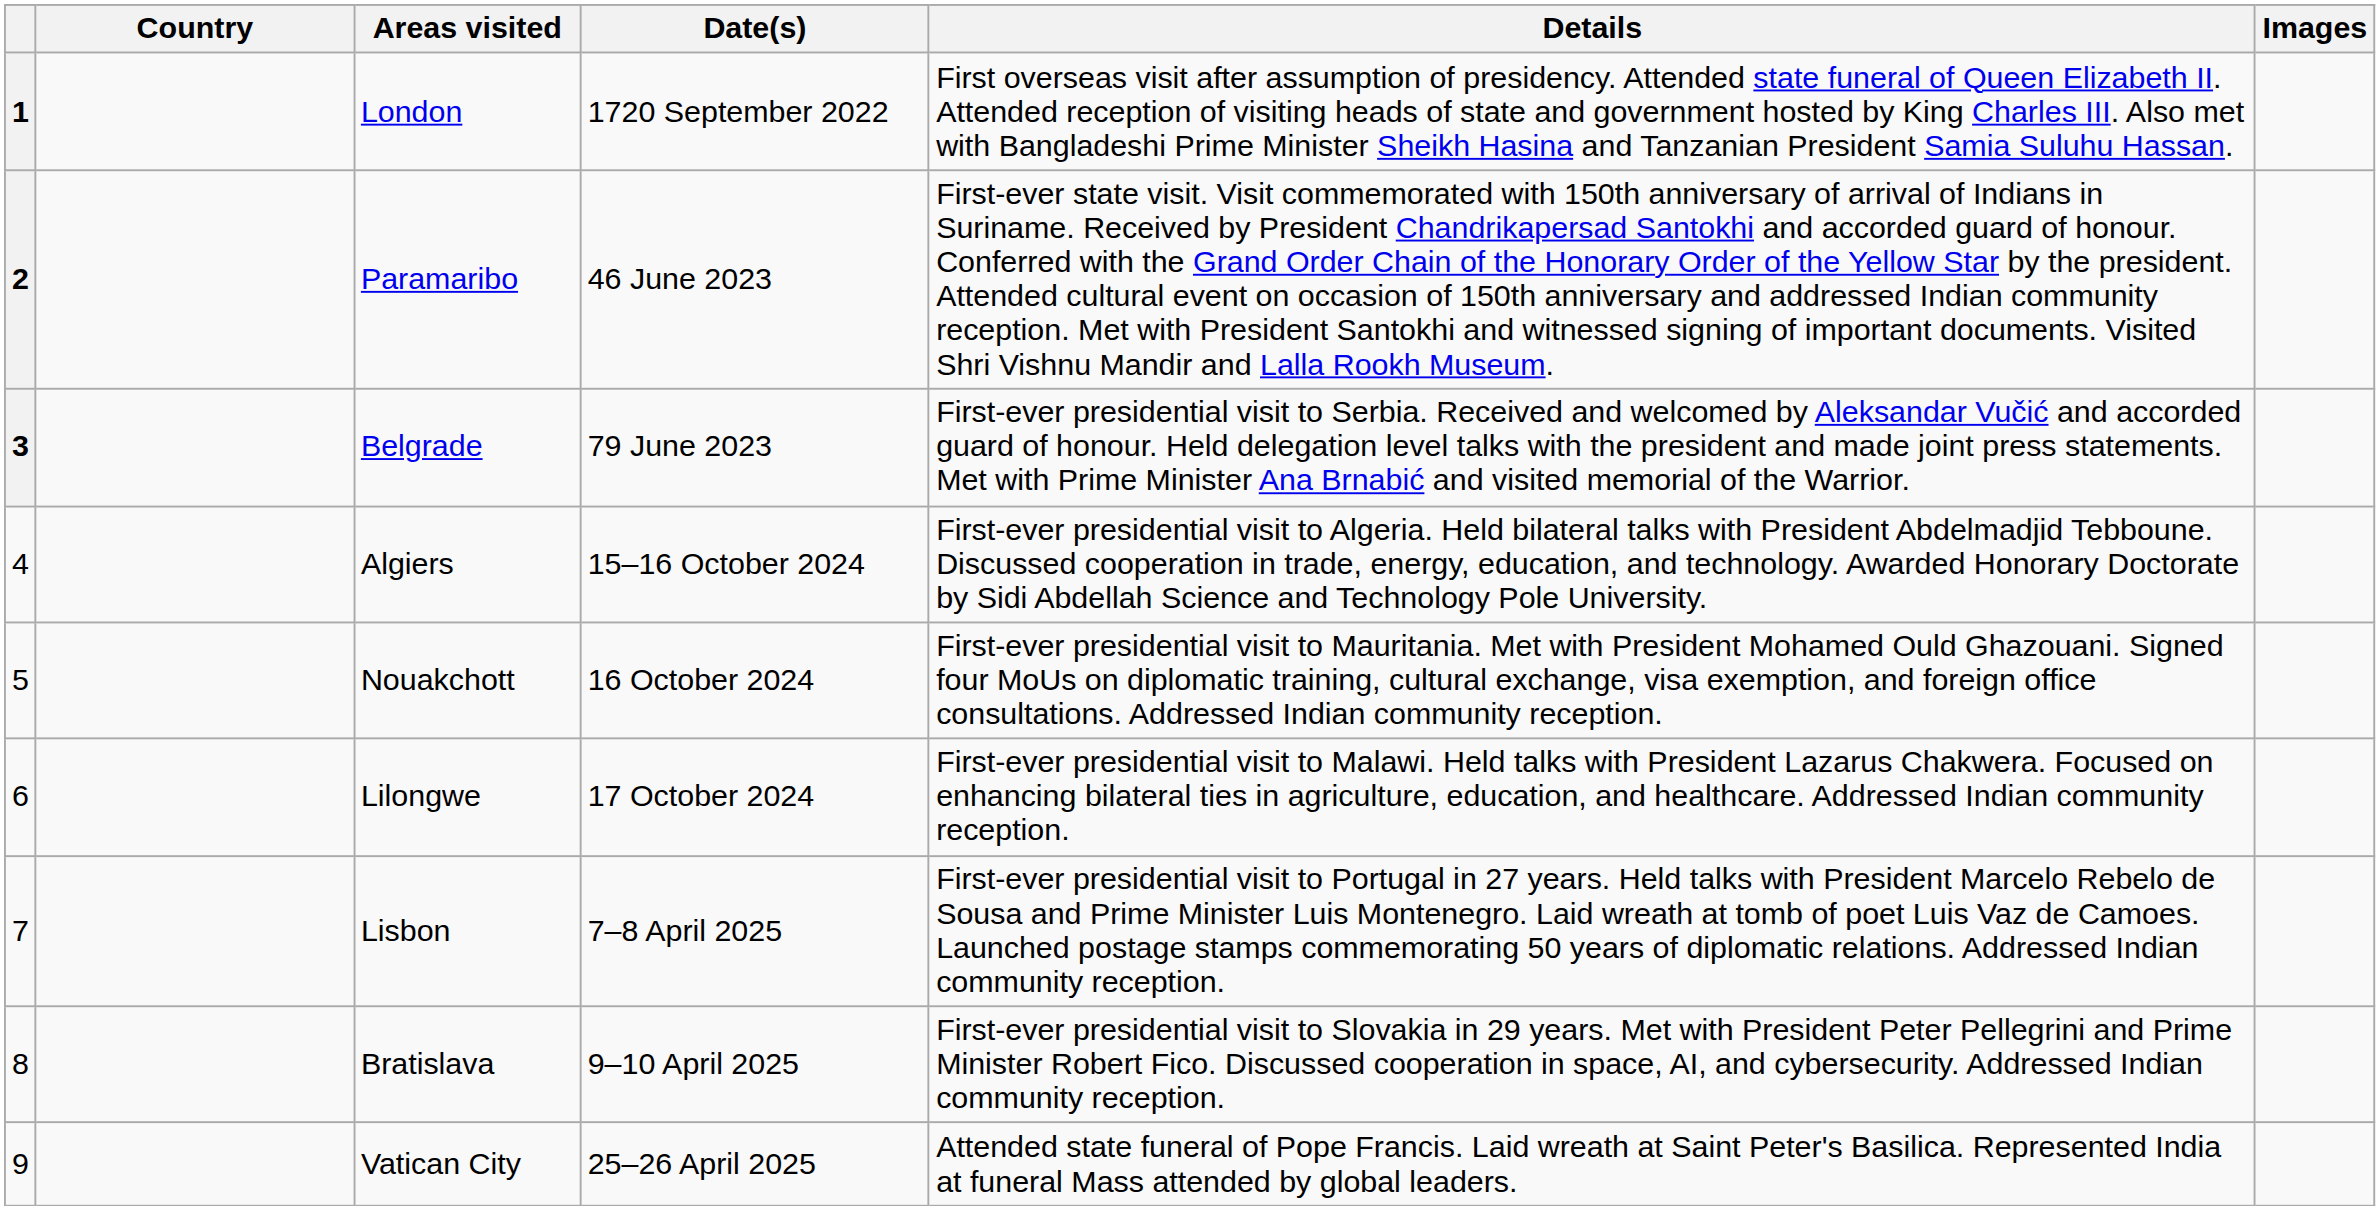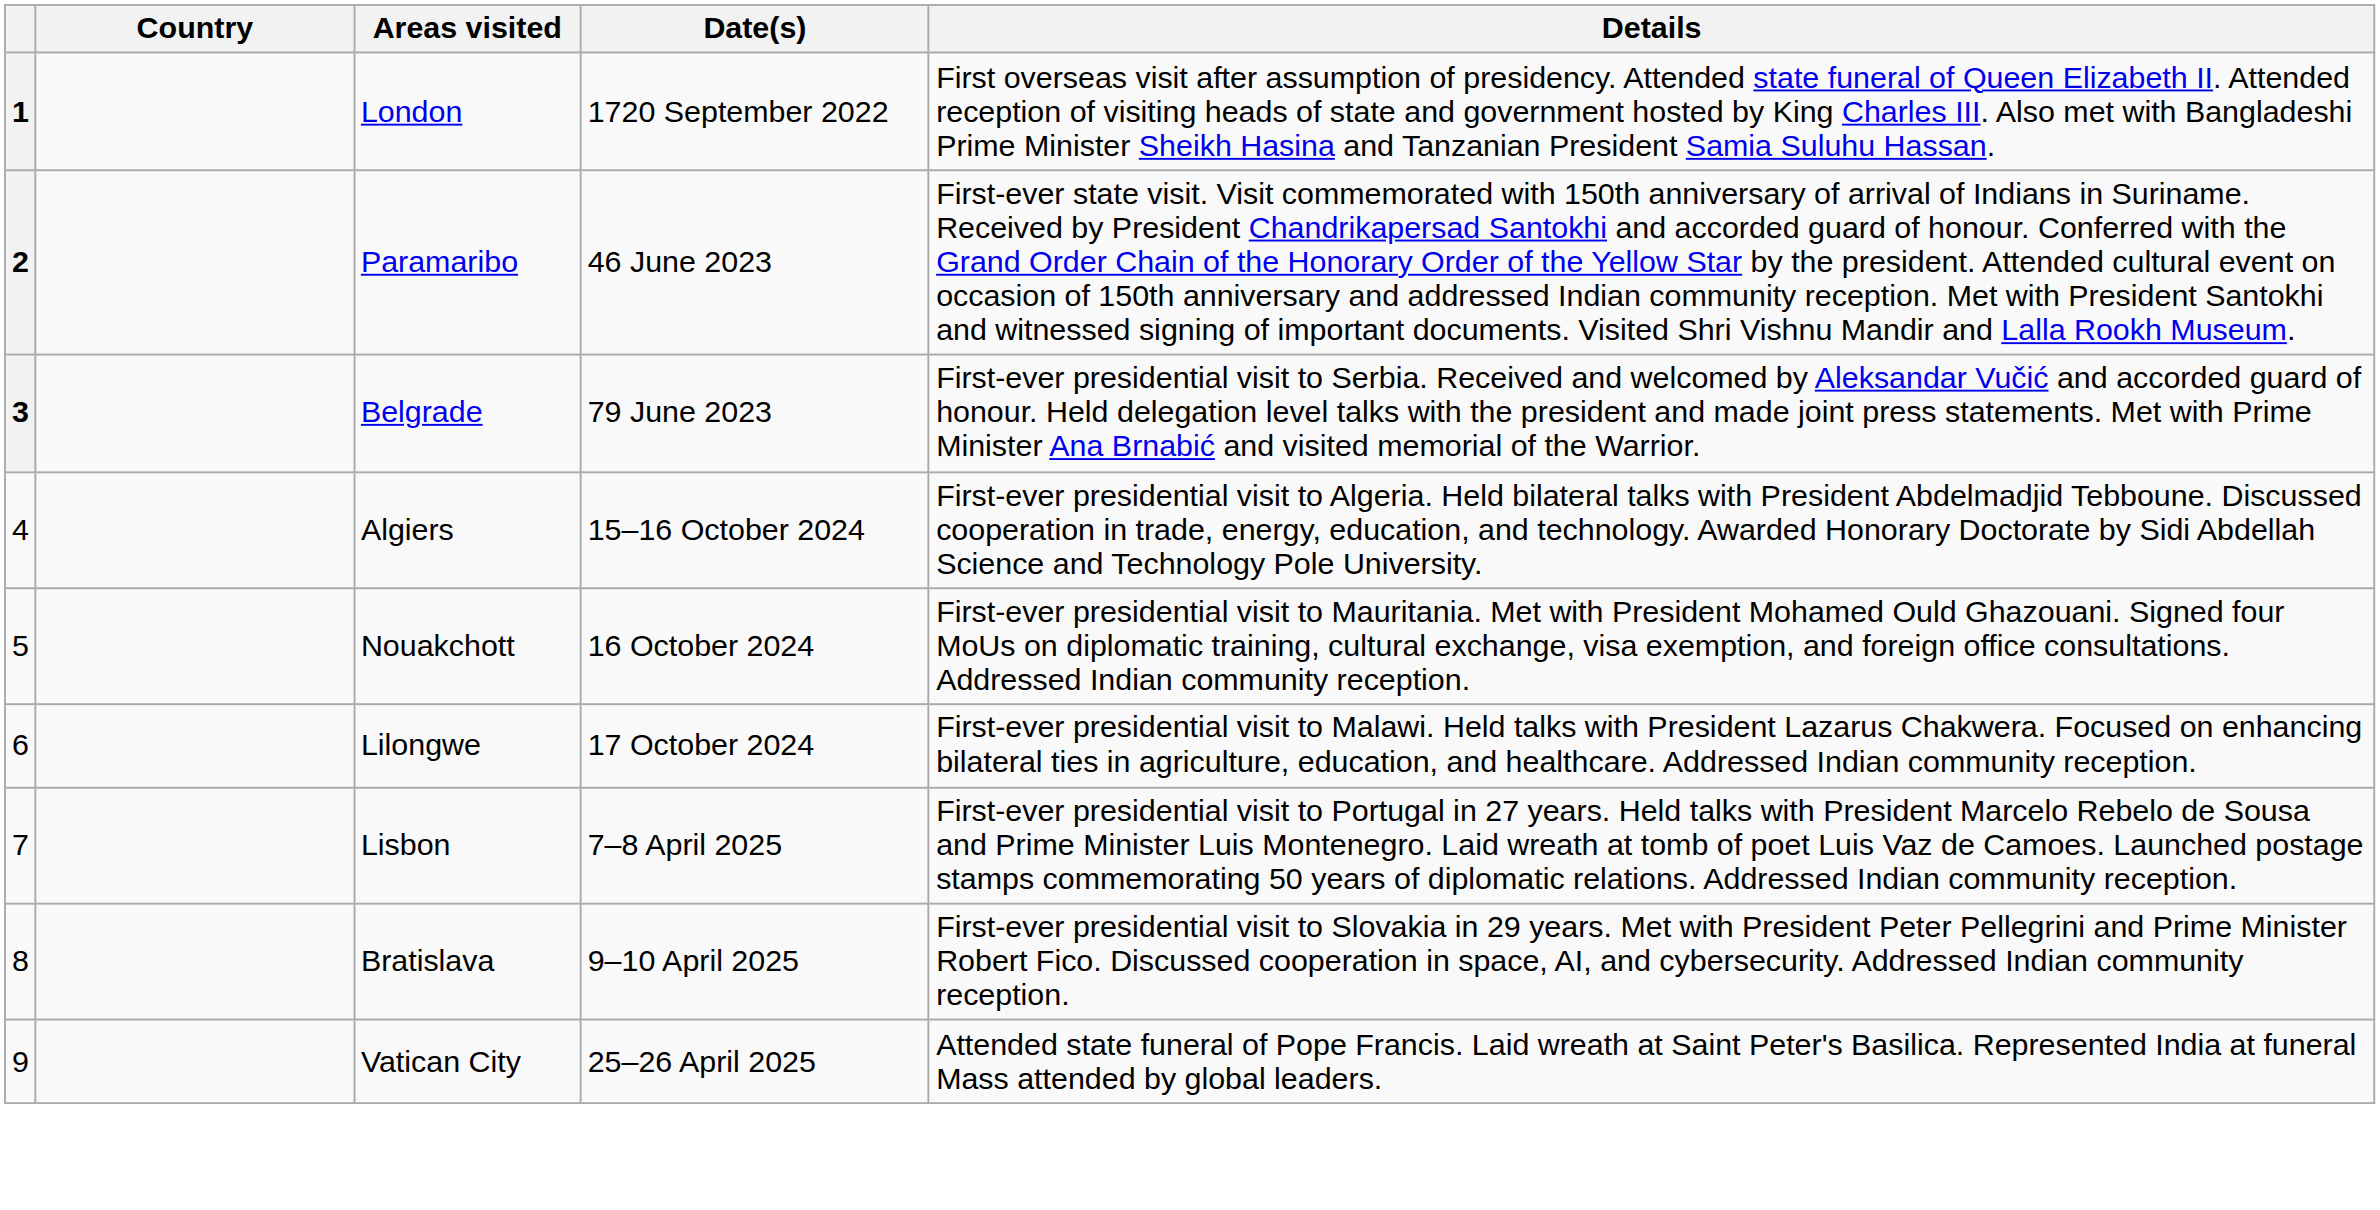- column: (2315, 28)
